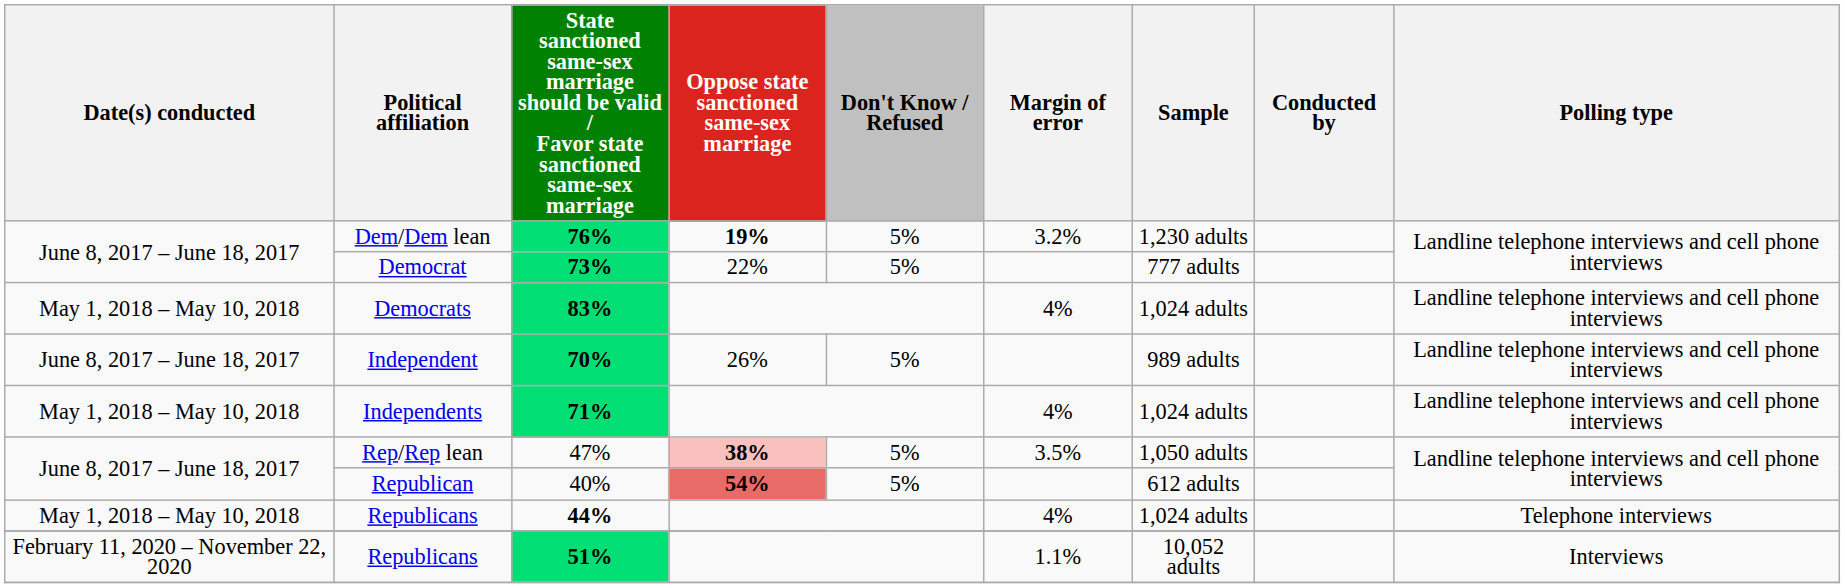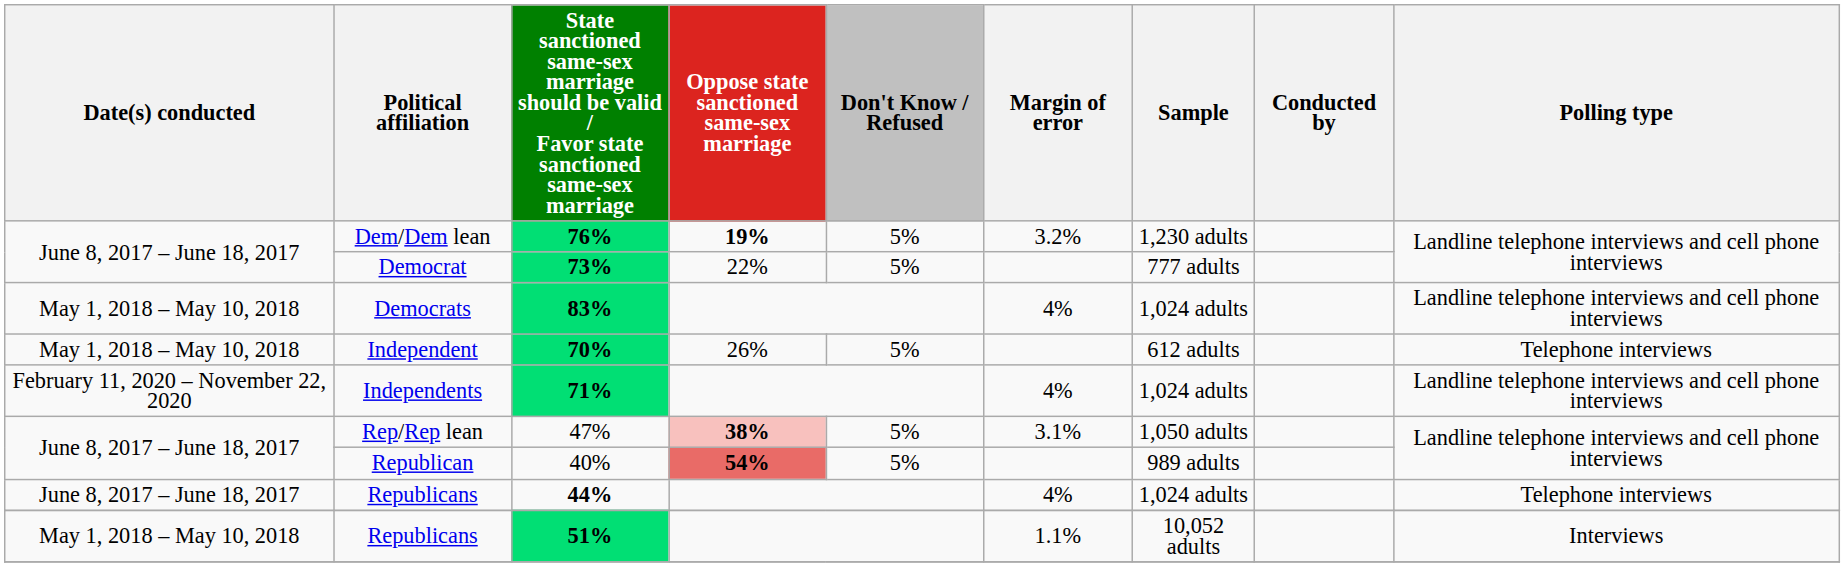(169, 360) June 8, 2017 – June 18, 2017 -> (169, 349) May 1, 2018 – May 10, 2018
(1193, 360) 989 adults -> (1193, 349) 612 adults
(1616, 360) Landline telephone interviews and cell phone interviews -> (1616, 349) Telephone interviews
(169, 411) May 1, 2018 – May 10, 2018 -> (169, 391) February 11, 2020 – November 22, 2020
(1058, 452) 3.5% -> (1058, 432) 3.1%
(1193, 483) 612 adults -> (1193, 463) 989 adults
(169, 514) May 1, 2018 – May 10, 2018 -> (169, 494) June 8, 2017 – June 18, 2017
(169, 556) February 11, 2020 – November 22, 2020 -> (169, 535) May 1, 2018 – May 10, 2018
